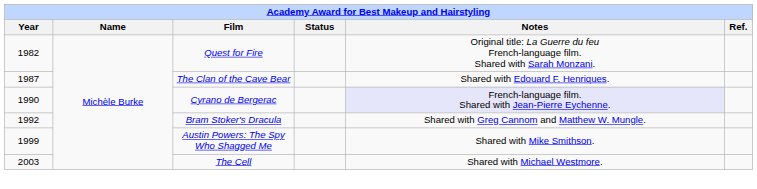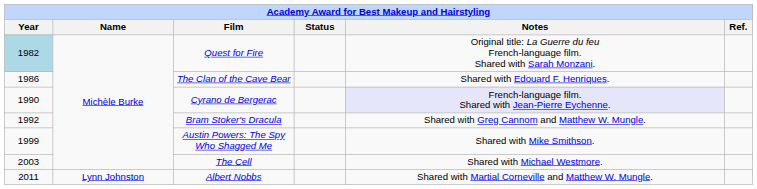(28, 53) no background -> (28, 53) lightblue background
(28, 79) 1987 -> (28, 79) 1986
+ row: (234, 177)
